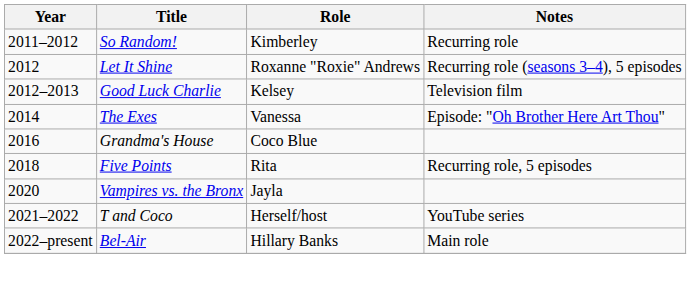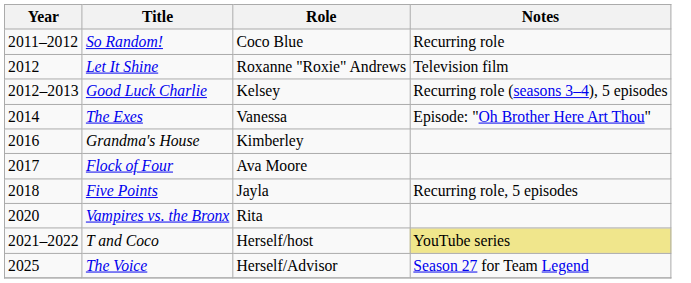(284, 41) Kimberley -> (270, 41) Coco Blue
(554, 66) Recurring role (seasons 3–4), 5 episodes -> (461, 66) Television film
(475, 91) Television film -> (541, 91) Recurring role (seasons 3–4), 5 episodes
(284, 141) Coco Blue -> (270, 141) Kimberley
+ row: (129, 166)
(264, 166) Rita -> (253, 191) Jayla
(267, 191) Jayla -> (250, 215) Rita
(476, 215) no background -> (462, 240) khaki background
- row: (123, 240)
+ row: (117, 265)
